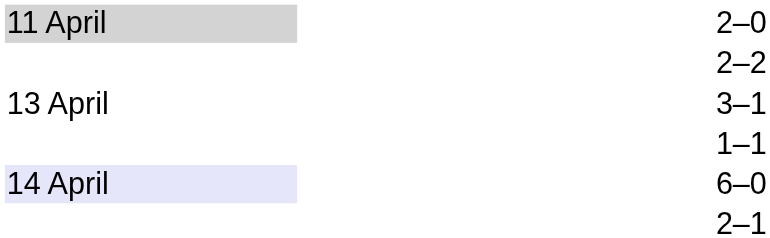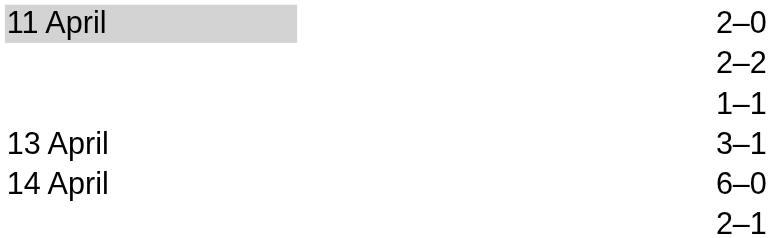rows swapped: (741, 103) <-> (741, 143)
(58, 183) lavender background -> (58, 183) no background
